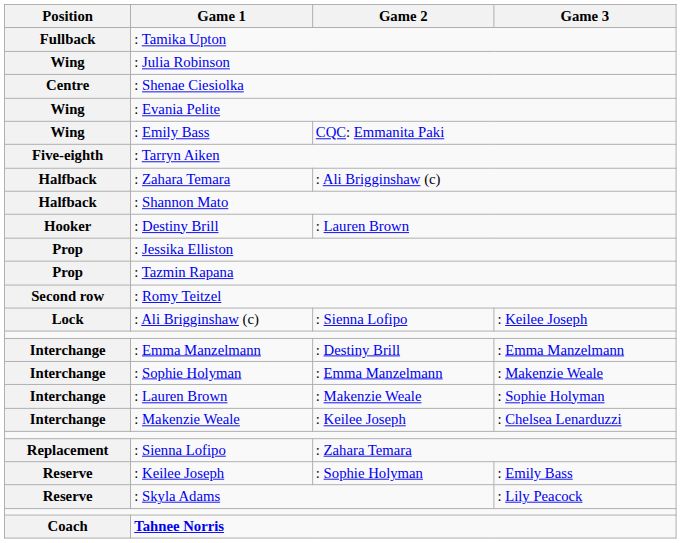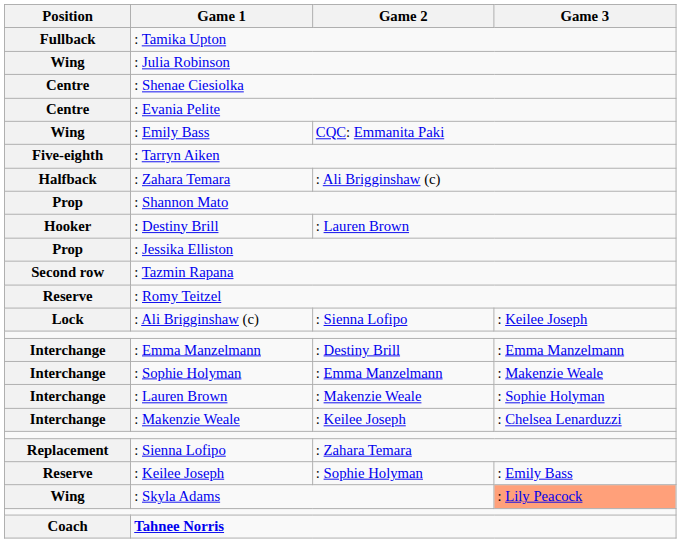(68, 109) Wing -> (68, 109) Centre
(68, 202) Halfback -> (68, 202) Prop
(68, 272) Prop -> (68, 272) Second row
(68, 296) Second row -> (68, 296) Reserve
(68, 496) Reserve -> (68, 496) Wing
(540, 496) no background -> (540, 496) lightsalmon background
